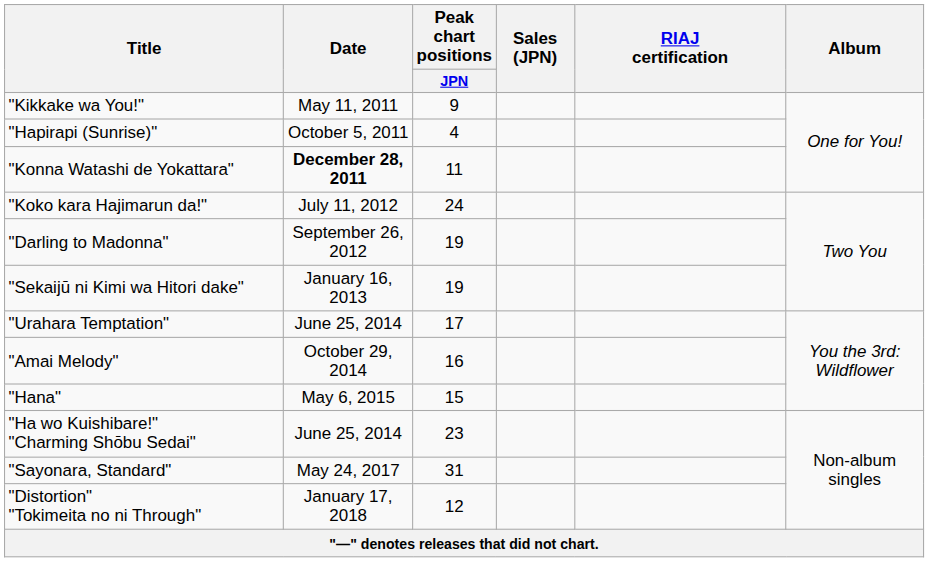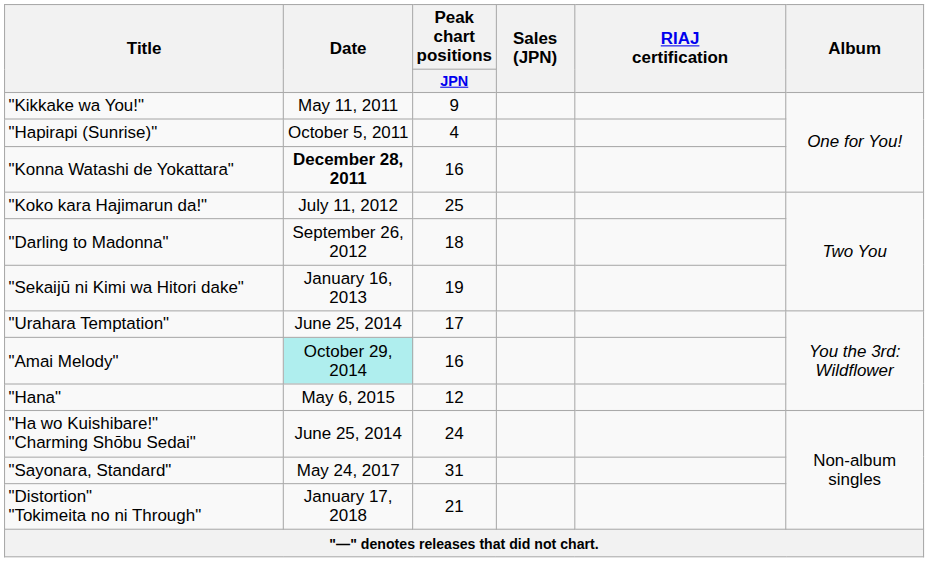(454, 169) 11 -> (454, 169) 16
(454, 205) 24 -> (454, 205) 25
(454, 241) 19 -> (454, 241) 18
(348, 360) no background -> (348, 360) paleturquoise background
(454, 397) 15 -> (454, 397) 12
(454, 433) 23 -> (454, 433) 24
(454, 506) 12 -> (454, 506) 21
